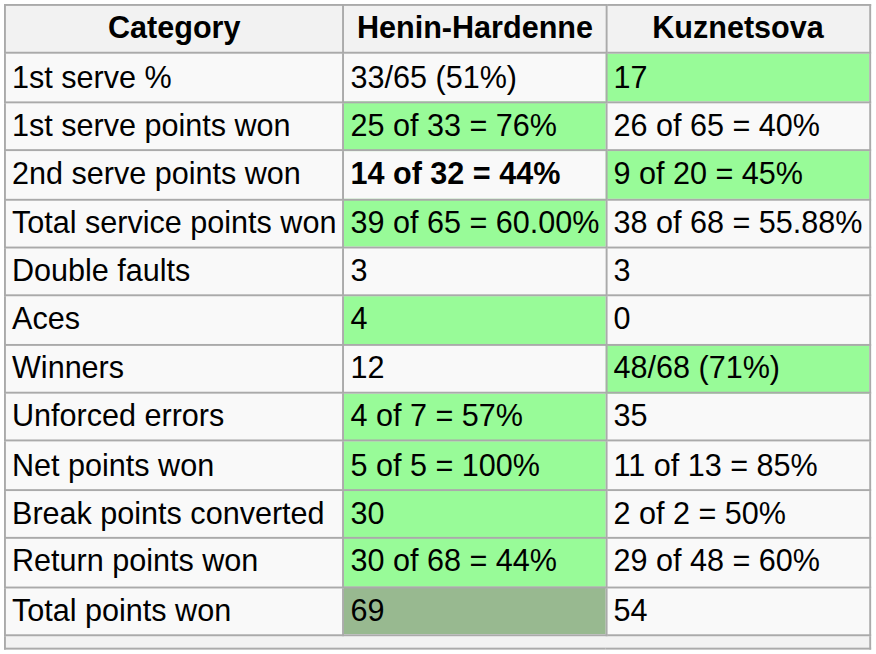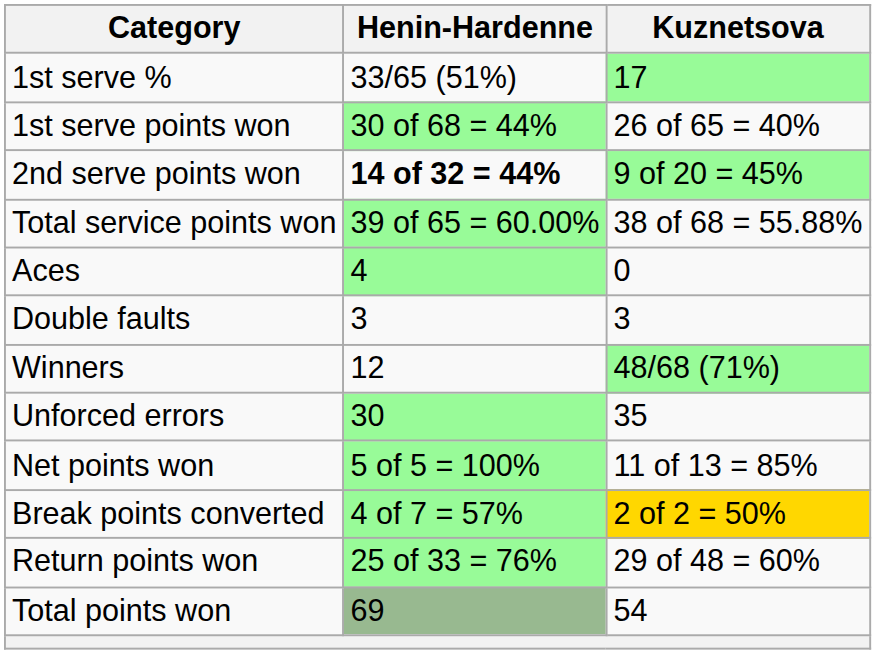(454, 125) 25 of 33 = 76% -> (454, 125) 30 of 68 = 44%
rows swapped: (46, 319) <-> (101, 271)
(437, 416) 4 of 7 = 57% -> (368, 416) 30
(368, 513) 30 -> (437, 513) 4 of 7 = 57%
(700, 513) no background -> (700, 513) gold background
(454, 561) 30 of 68 = 44% -> (454, 561) 25 of 33 = 76%
